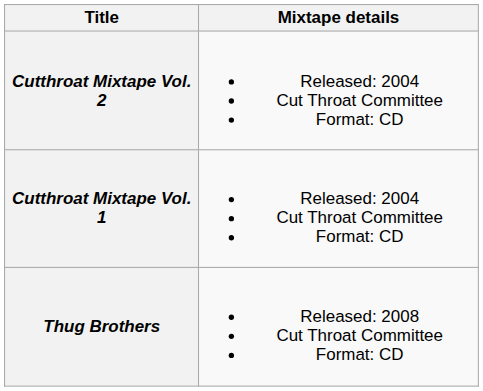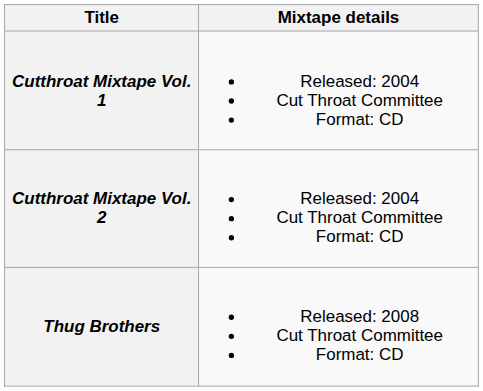rows swapped: (102, 208) <-> (102, 90)
